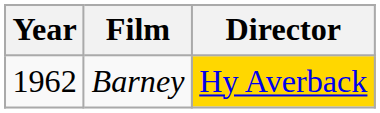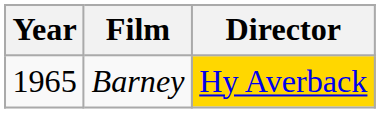(45, 81) 1962 -> (45, 81) 1965
